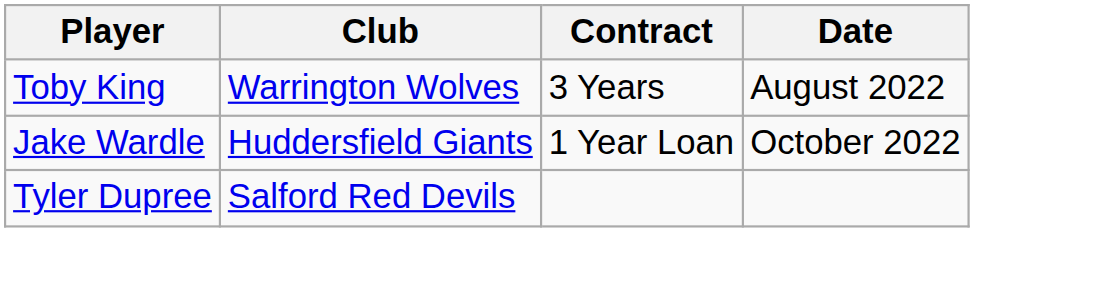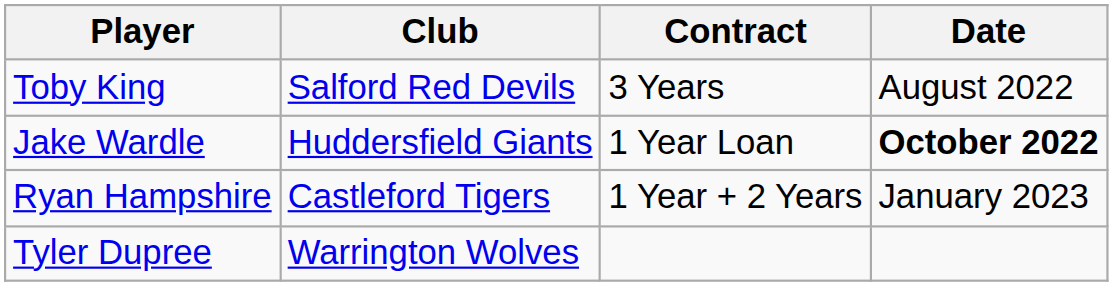(374, 87) Warrington Wolves -> (431, 87) Salford Red Devils
(855, 142) normal -> (988, 142) bold
+ row: (142, 197)
(372, 197) Salford Red Devils -> (433, 252) Warrington Wolves
